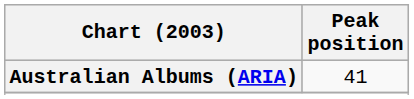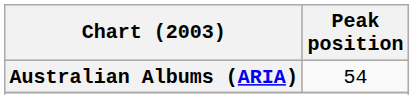(356, 77) 41 -> (356, 77) 54
